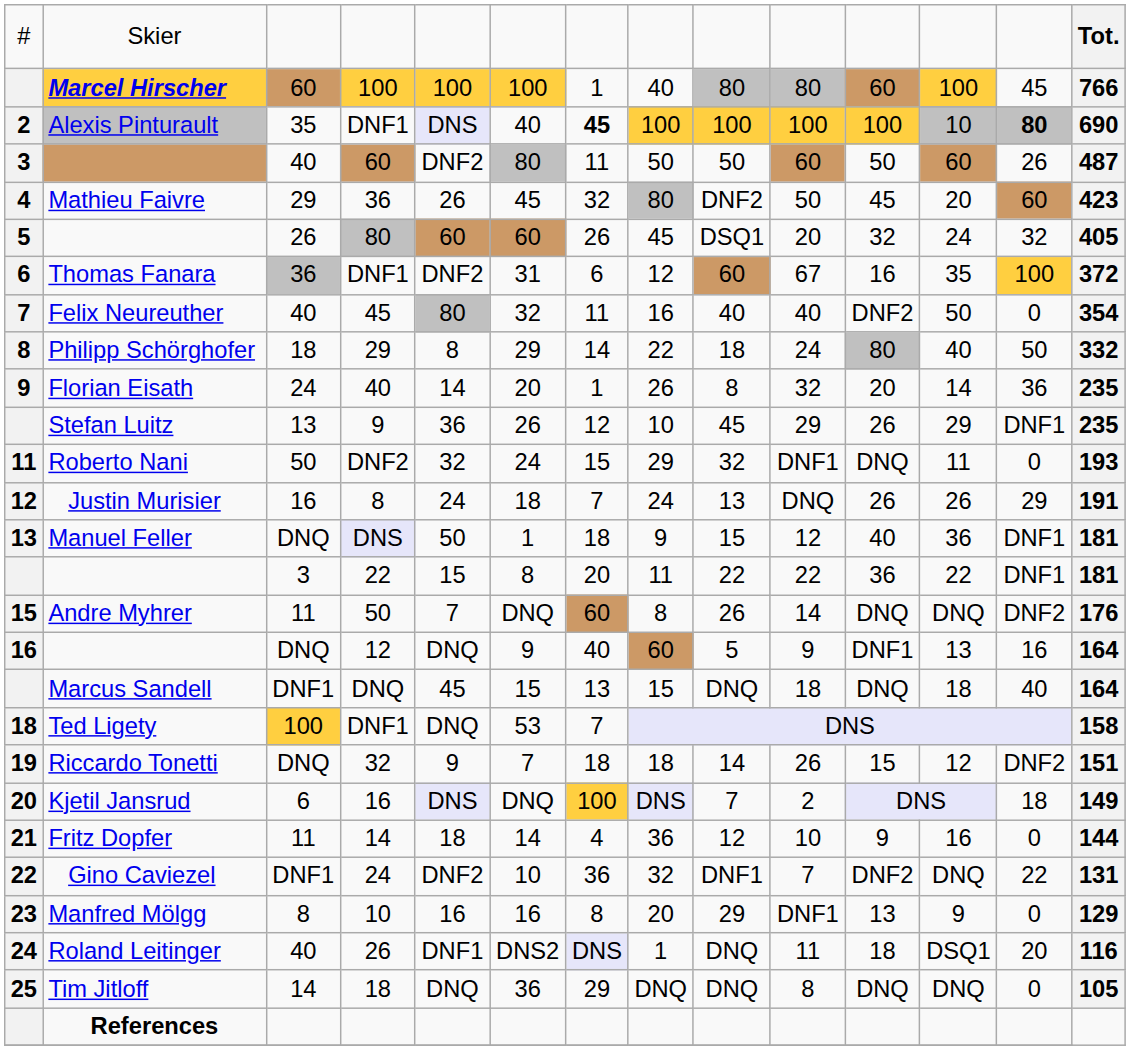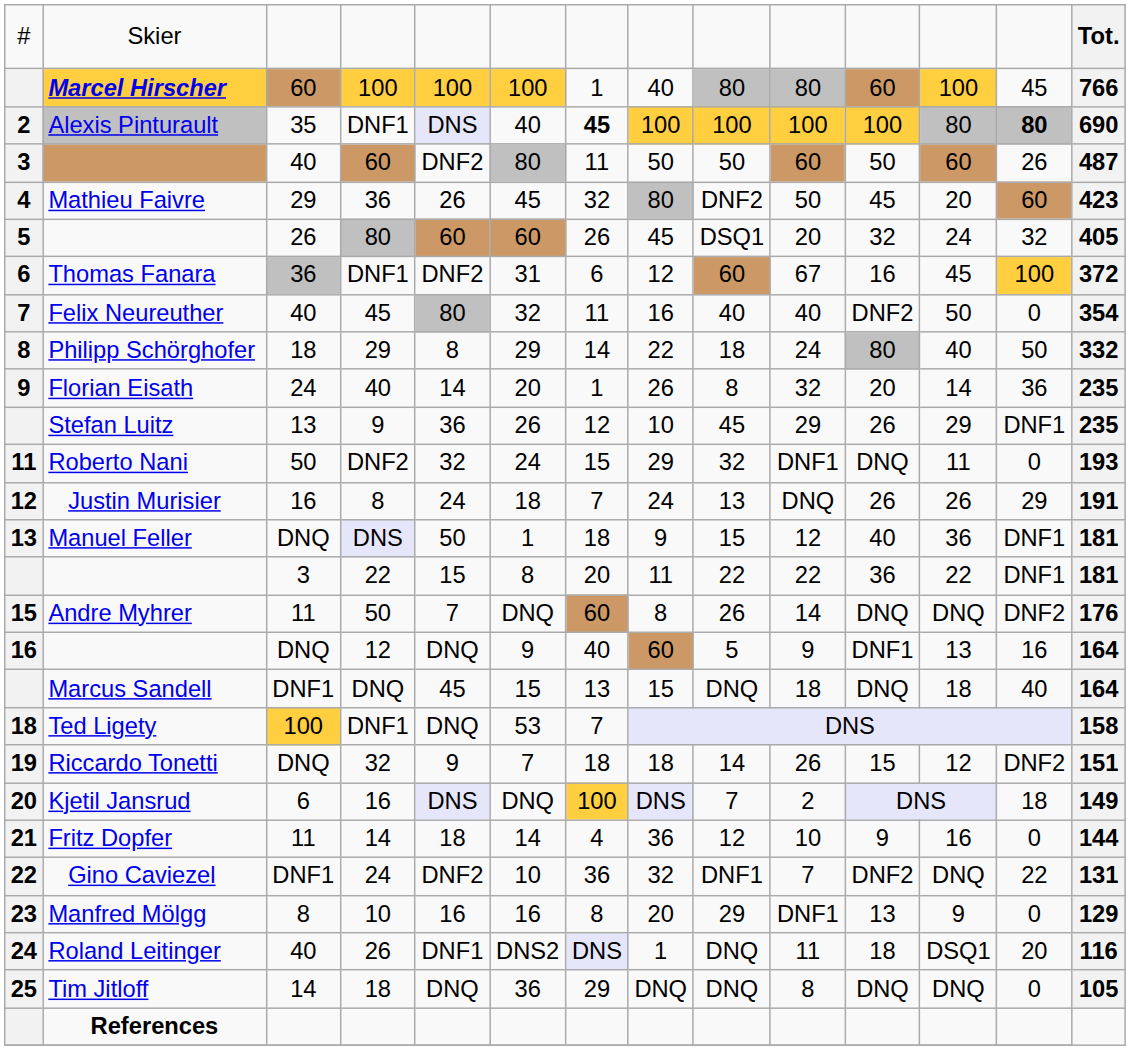(958, 125) 10 -> (958, 125) 80
(958, 275) 35 -> (958, 275) 45
